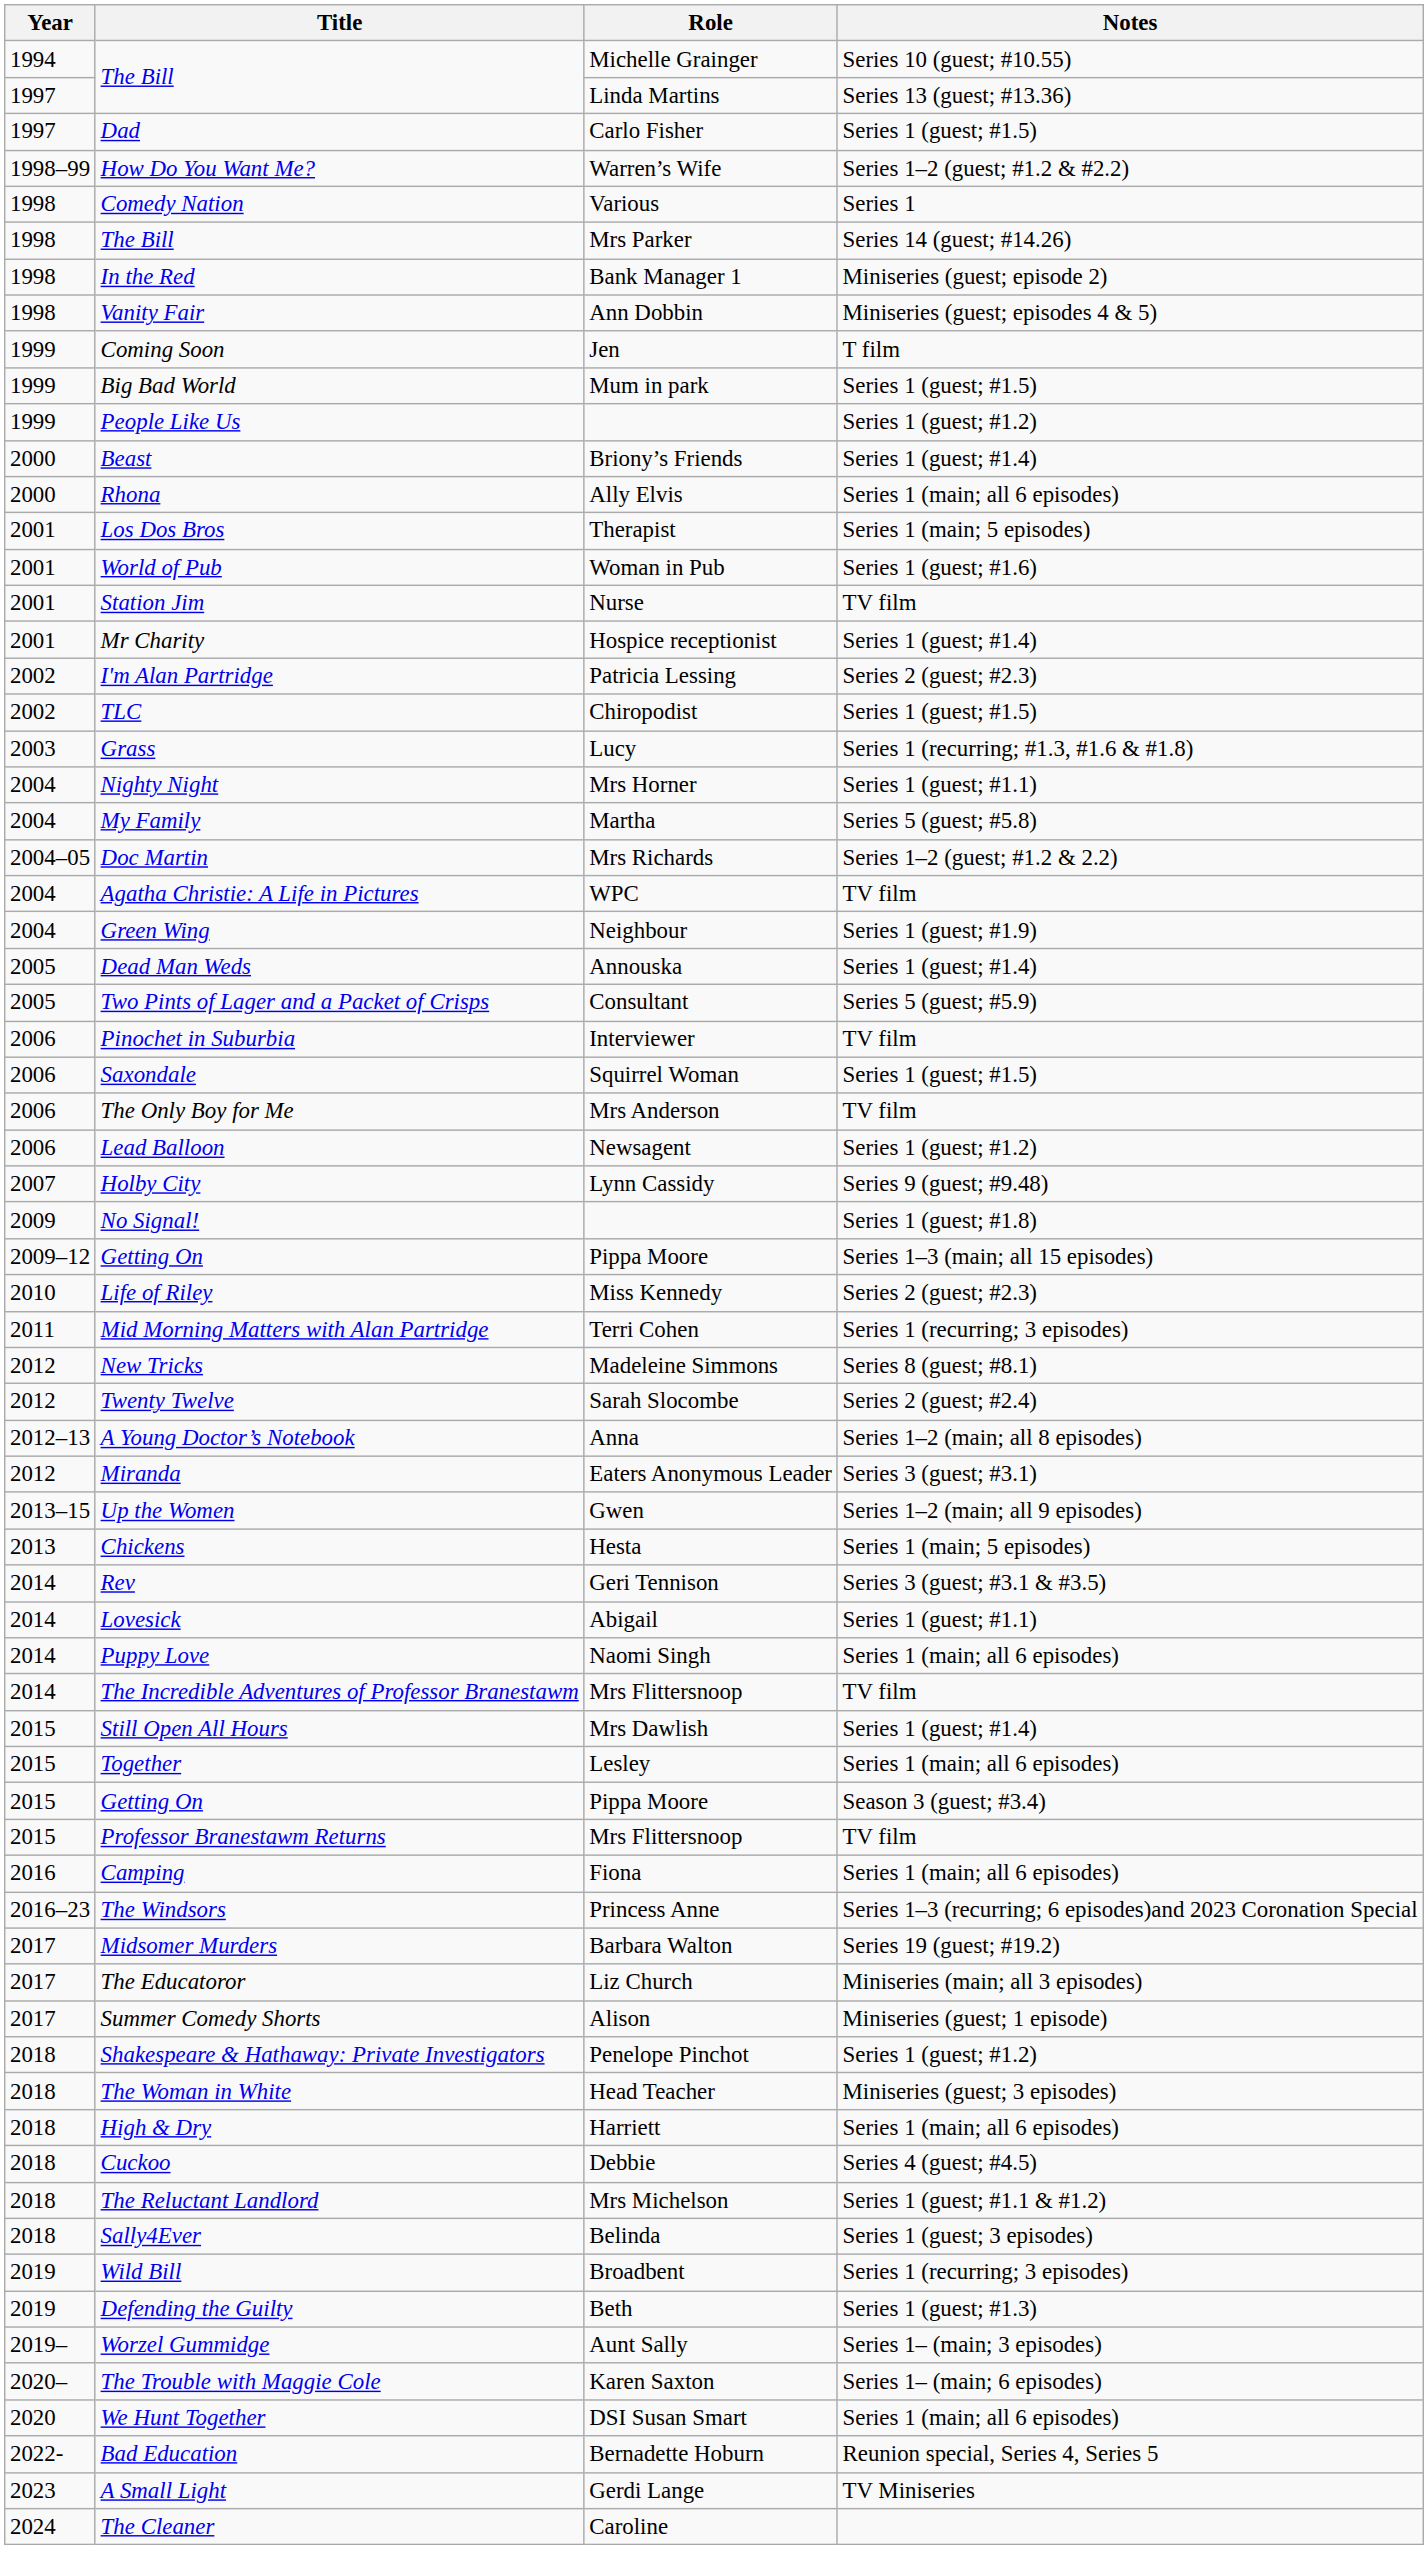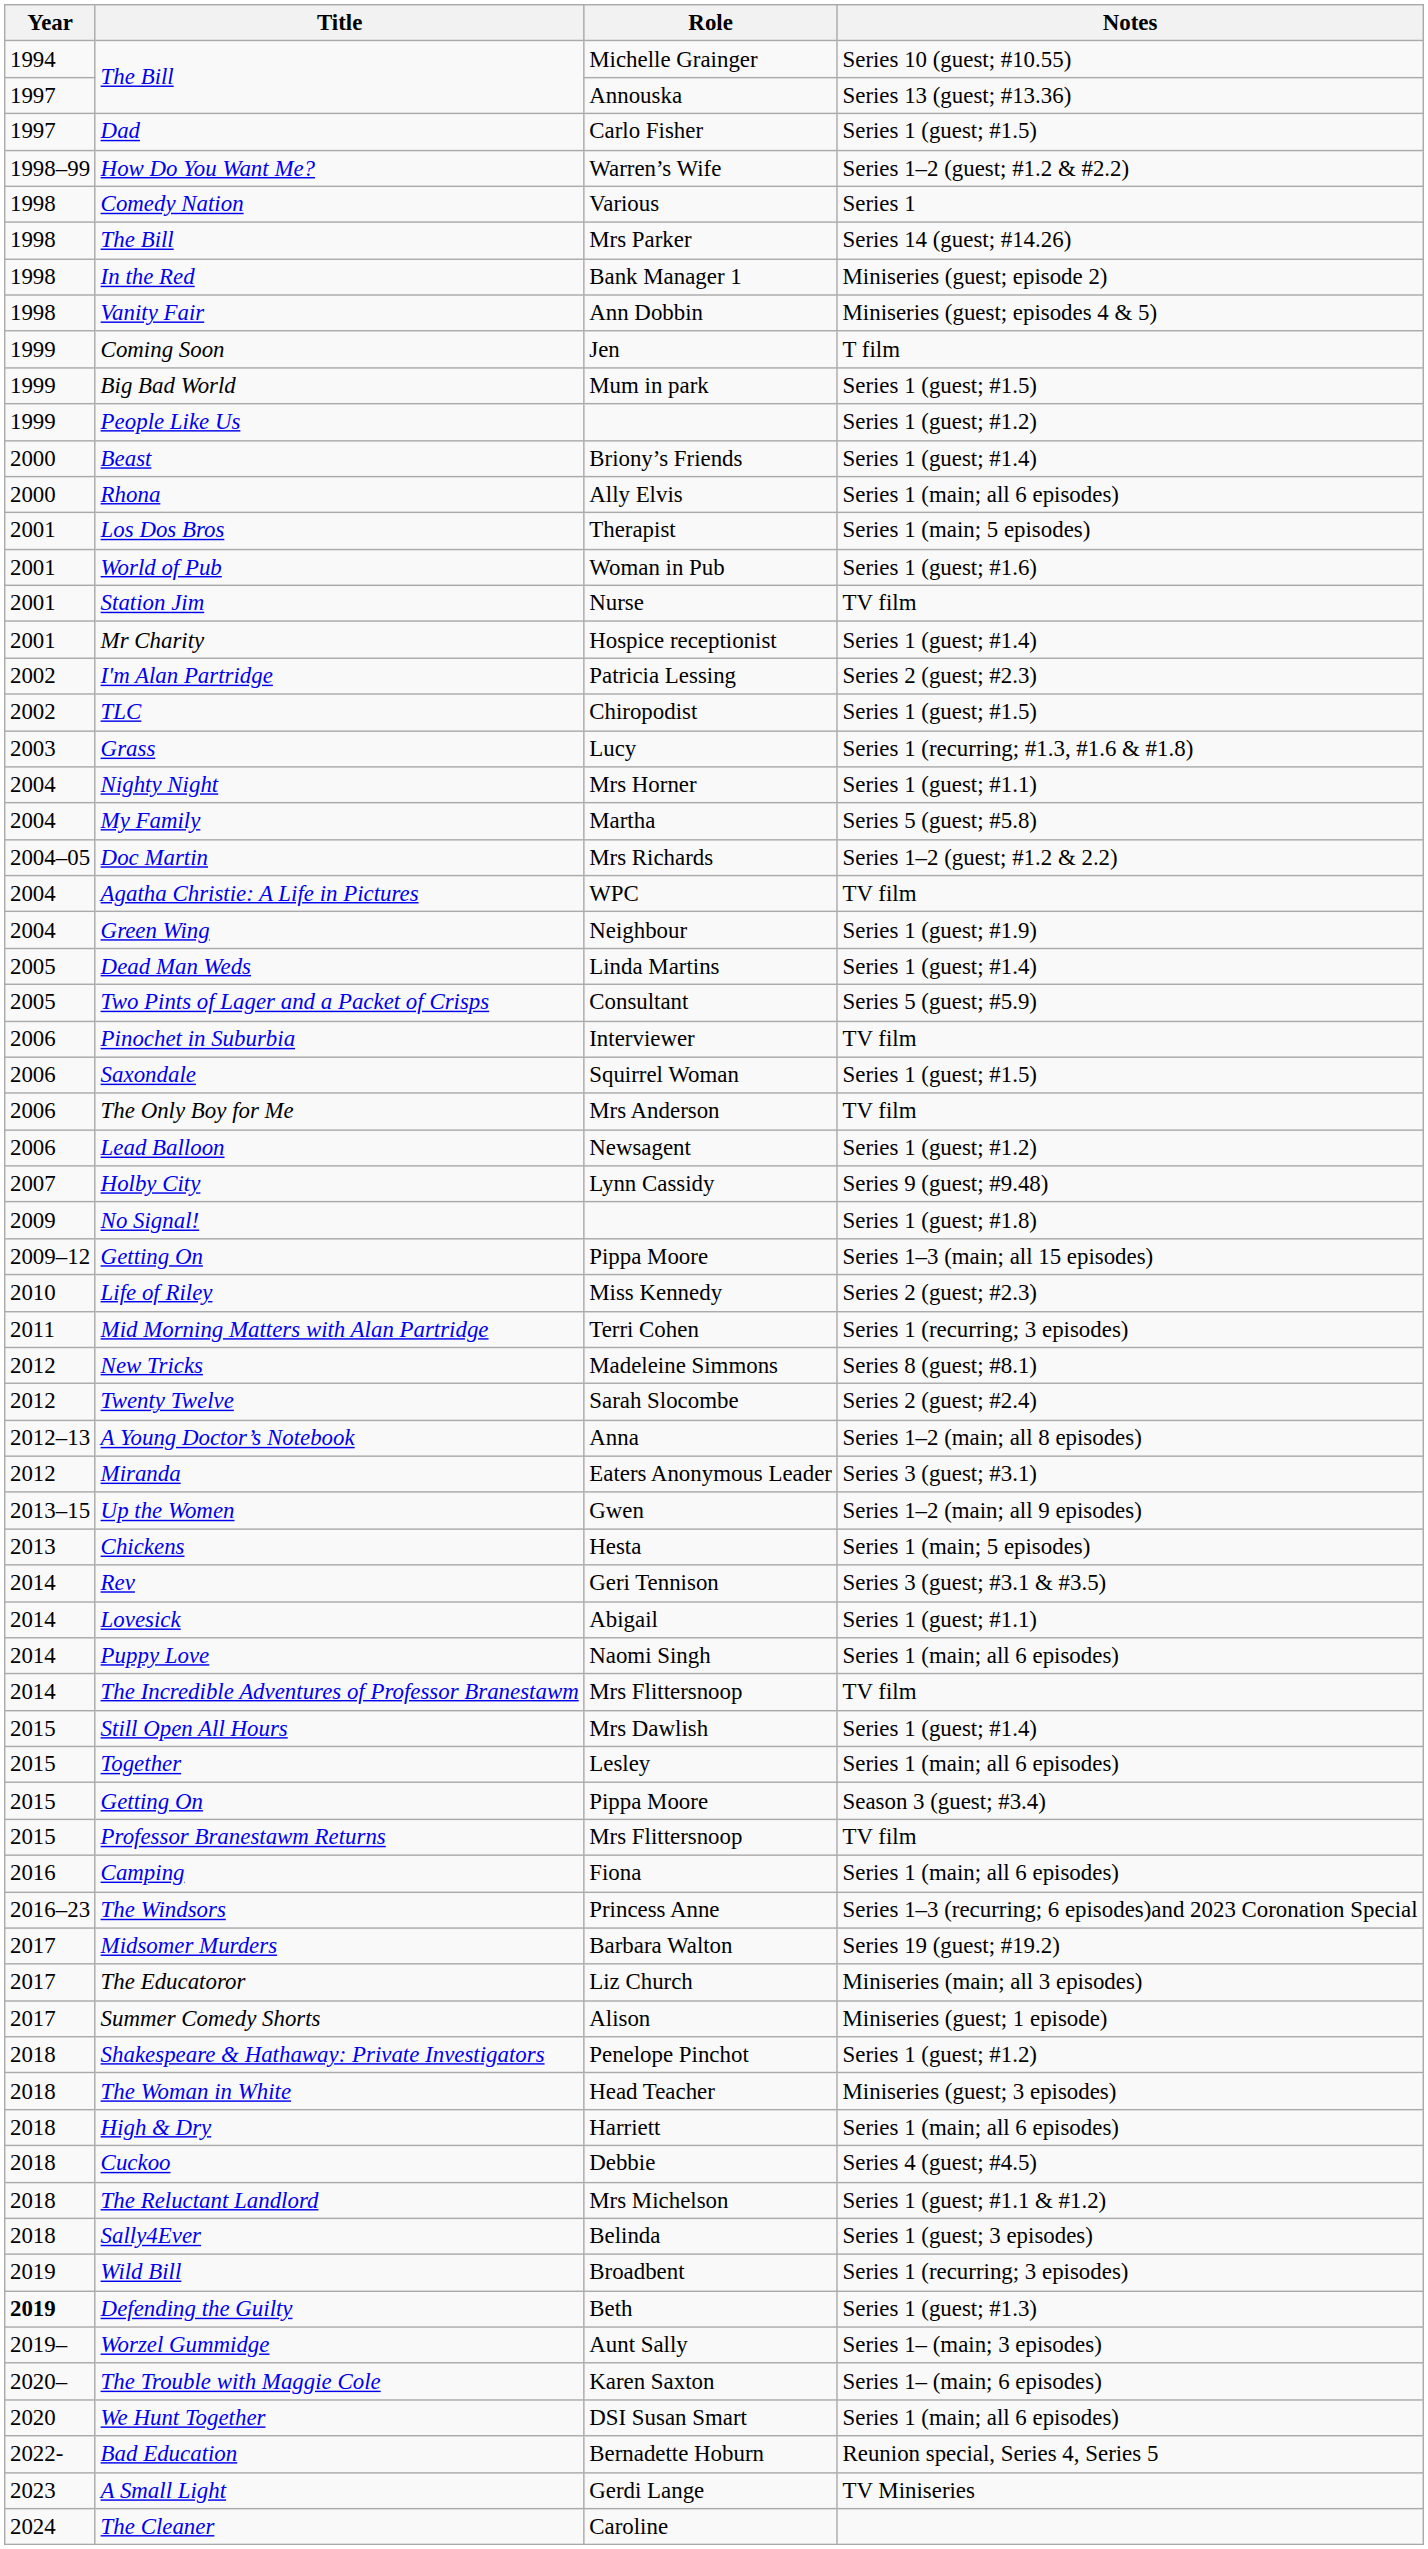(654, 95) Linda Martins -> (636, 95) Annouska
(636, 966) Annouska -> (654, 966) Linda Martins
(33, 2308) normal -> (33, 2308) bold
